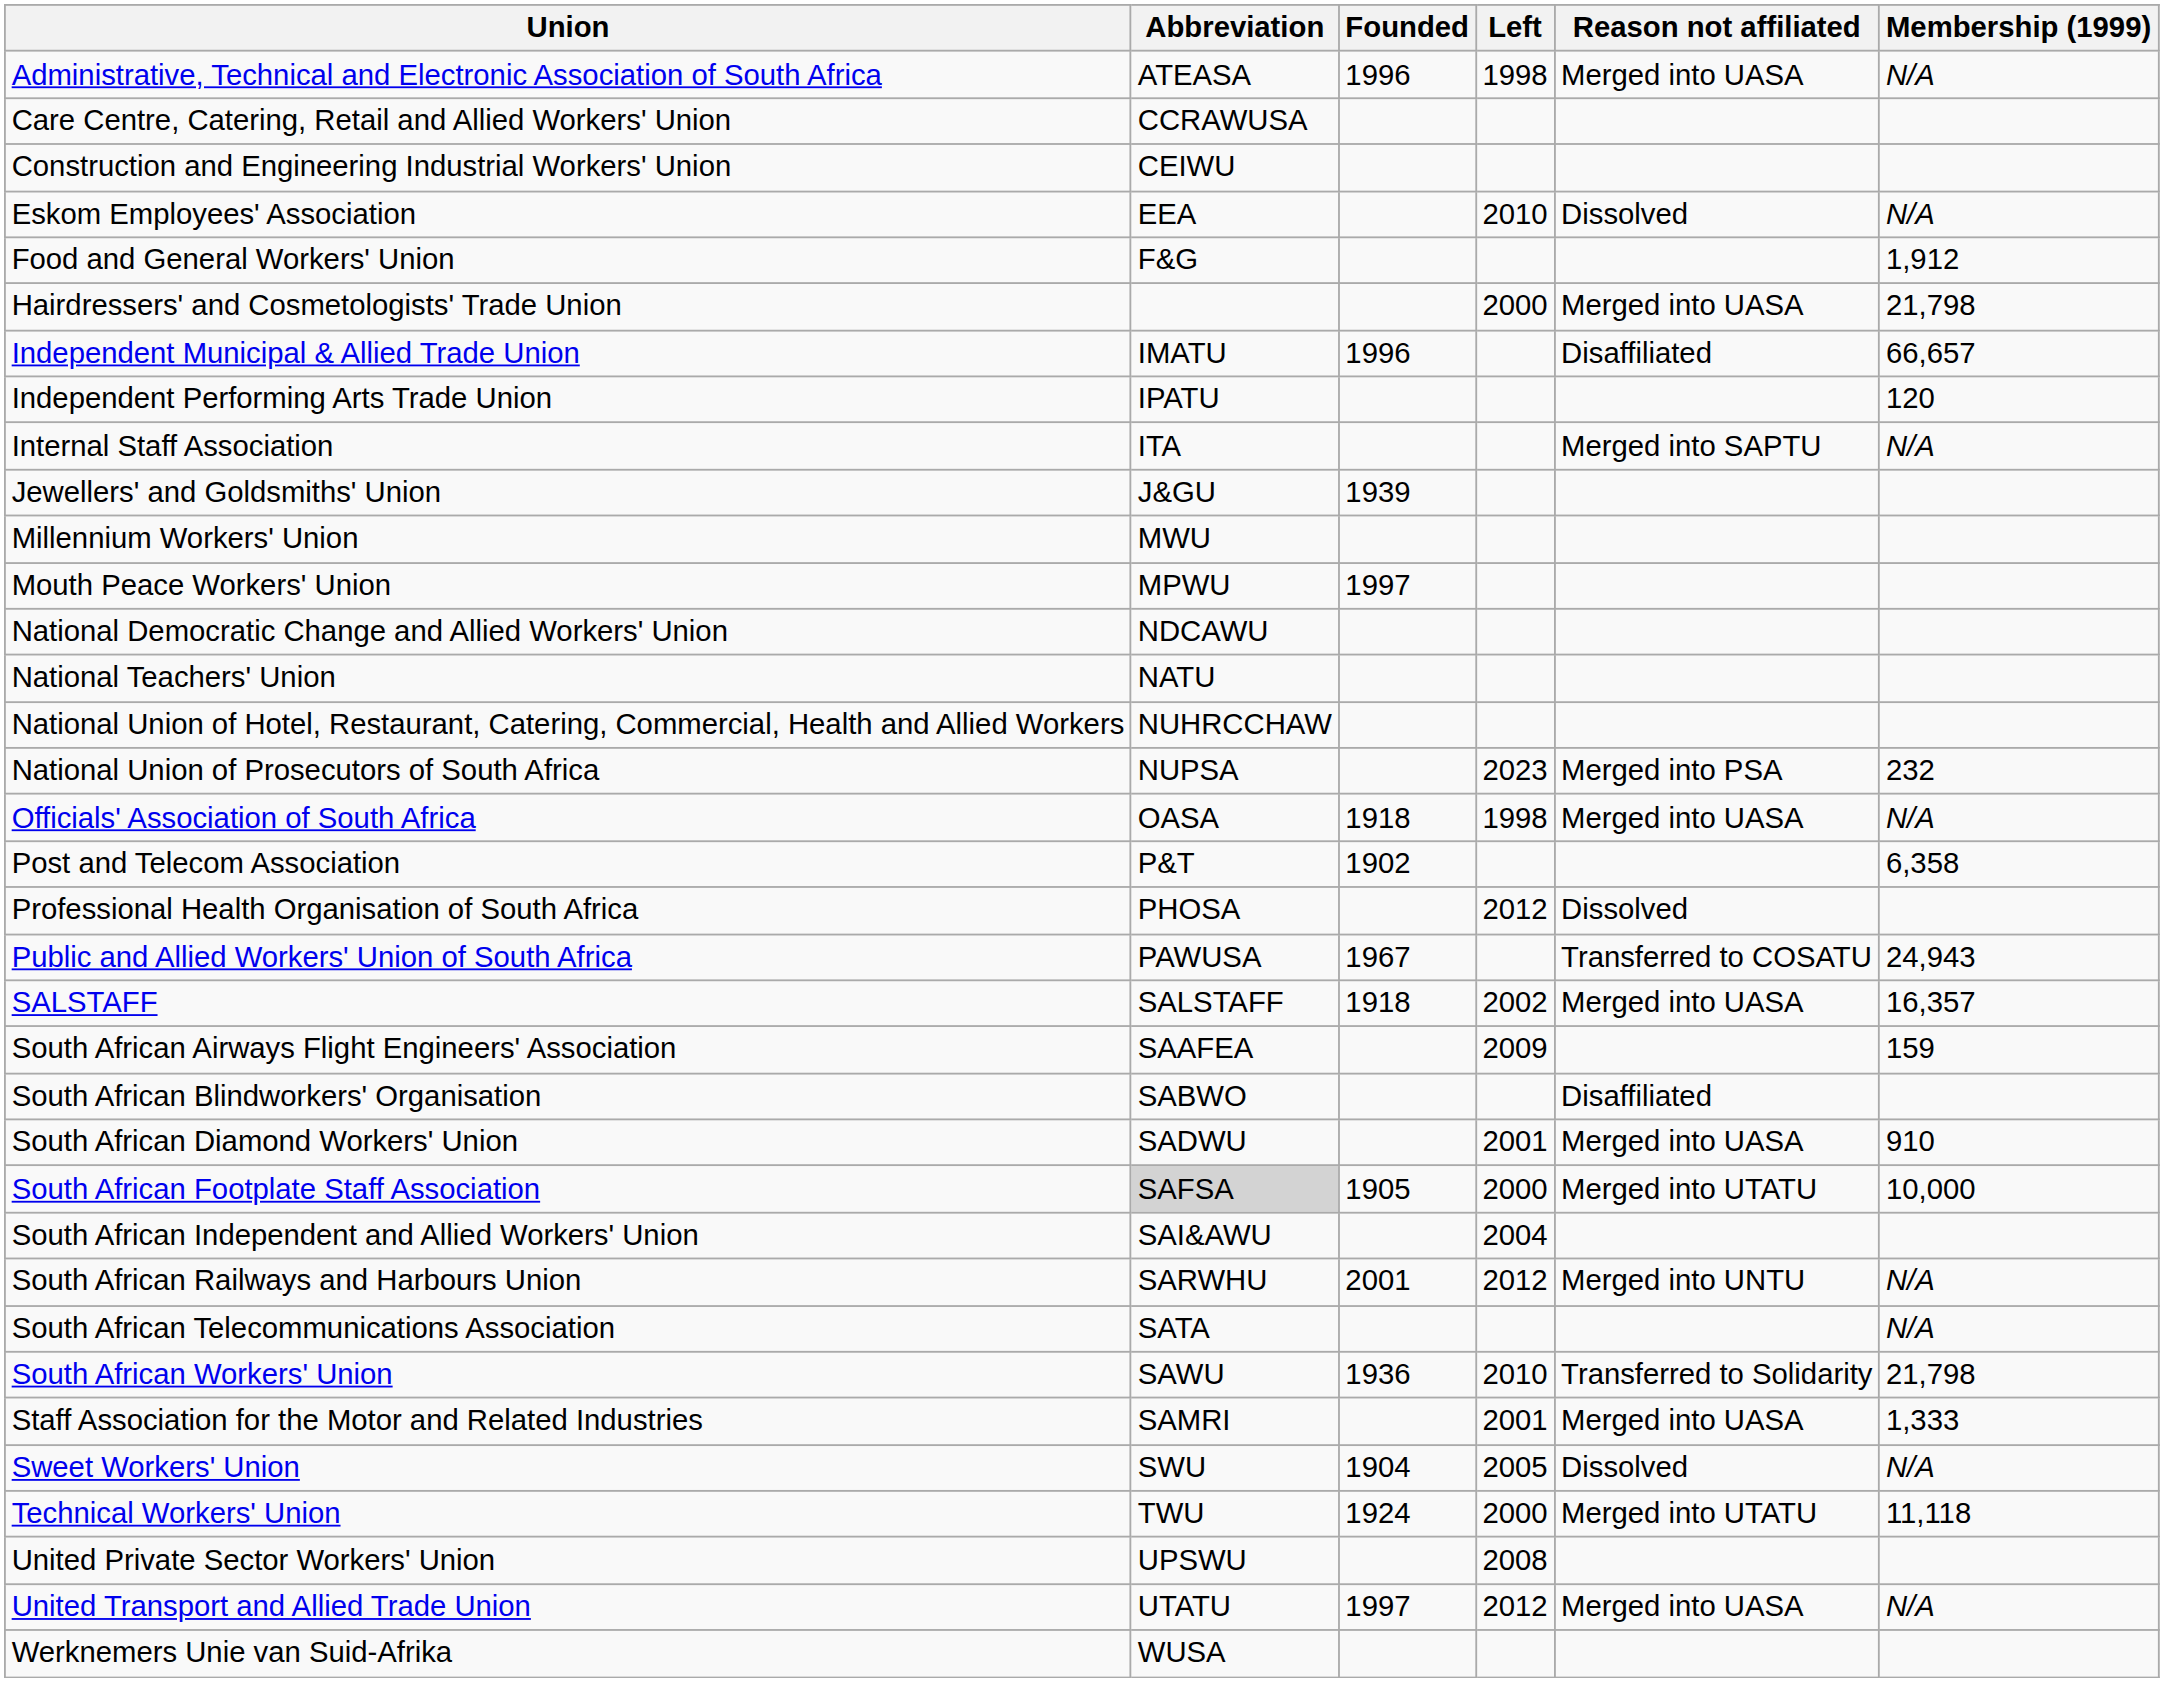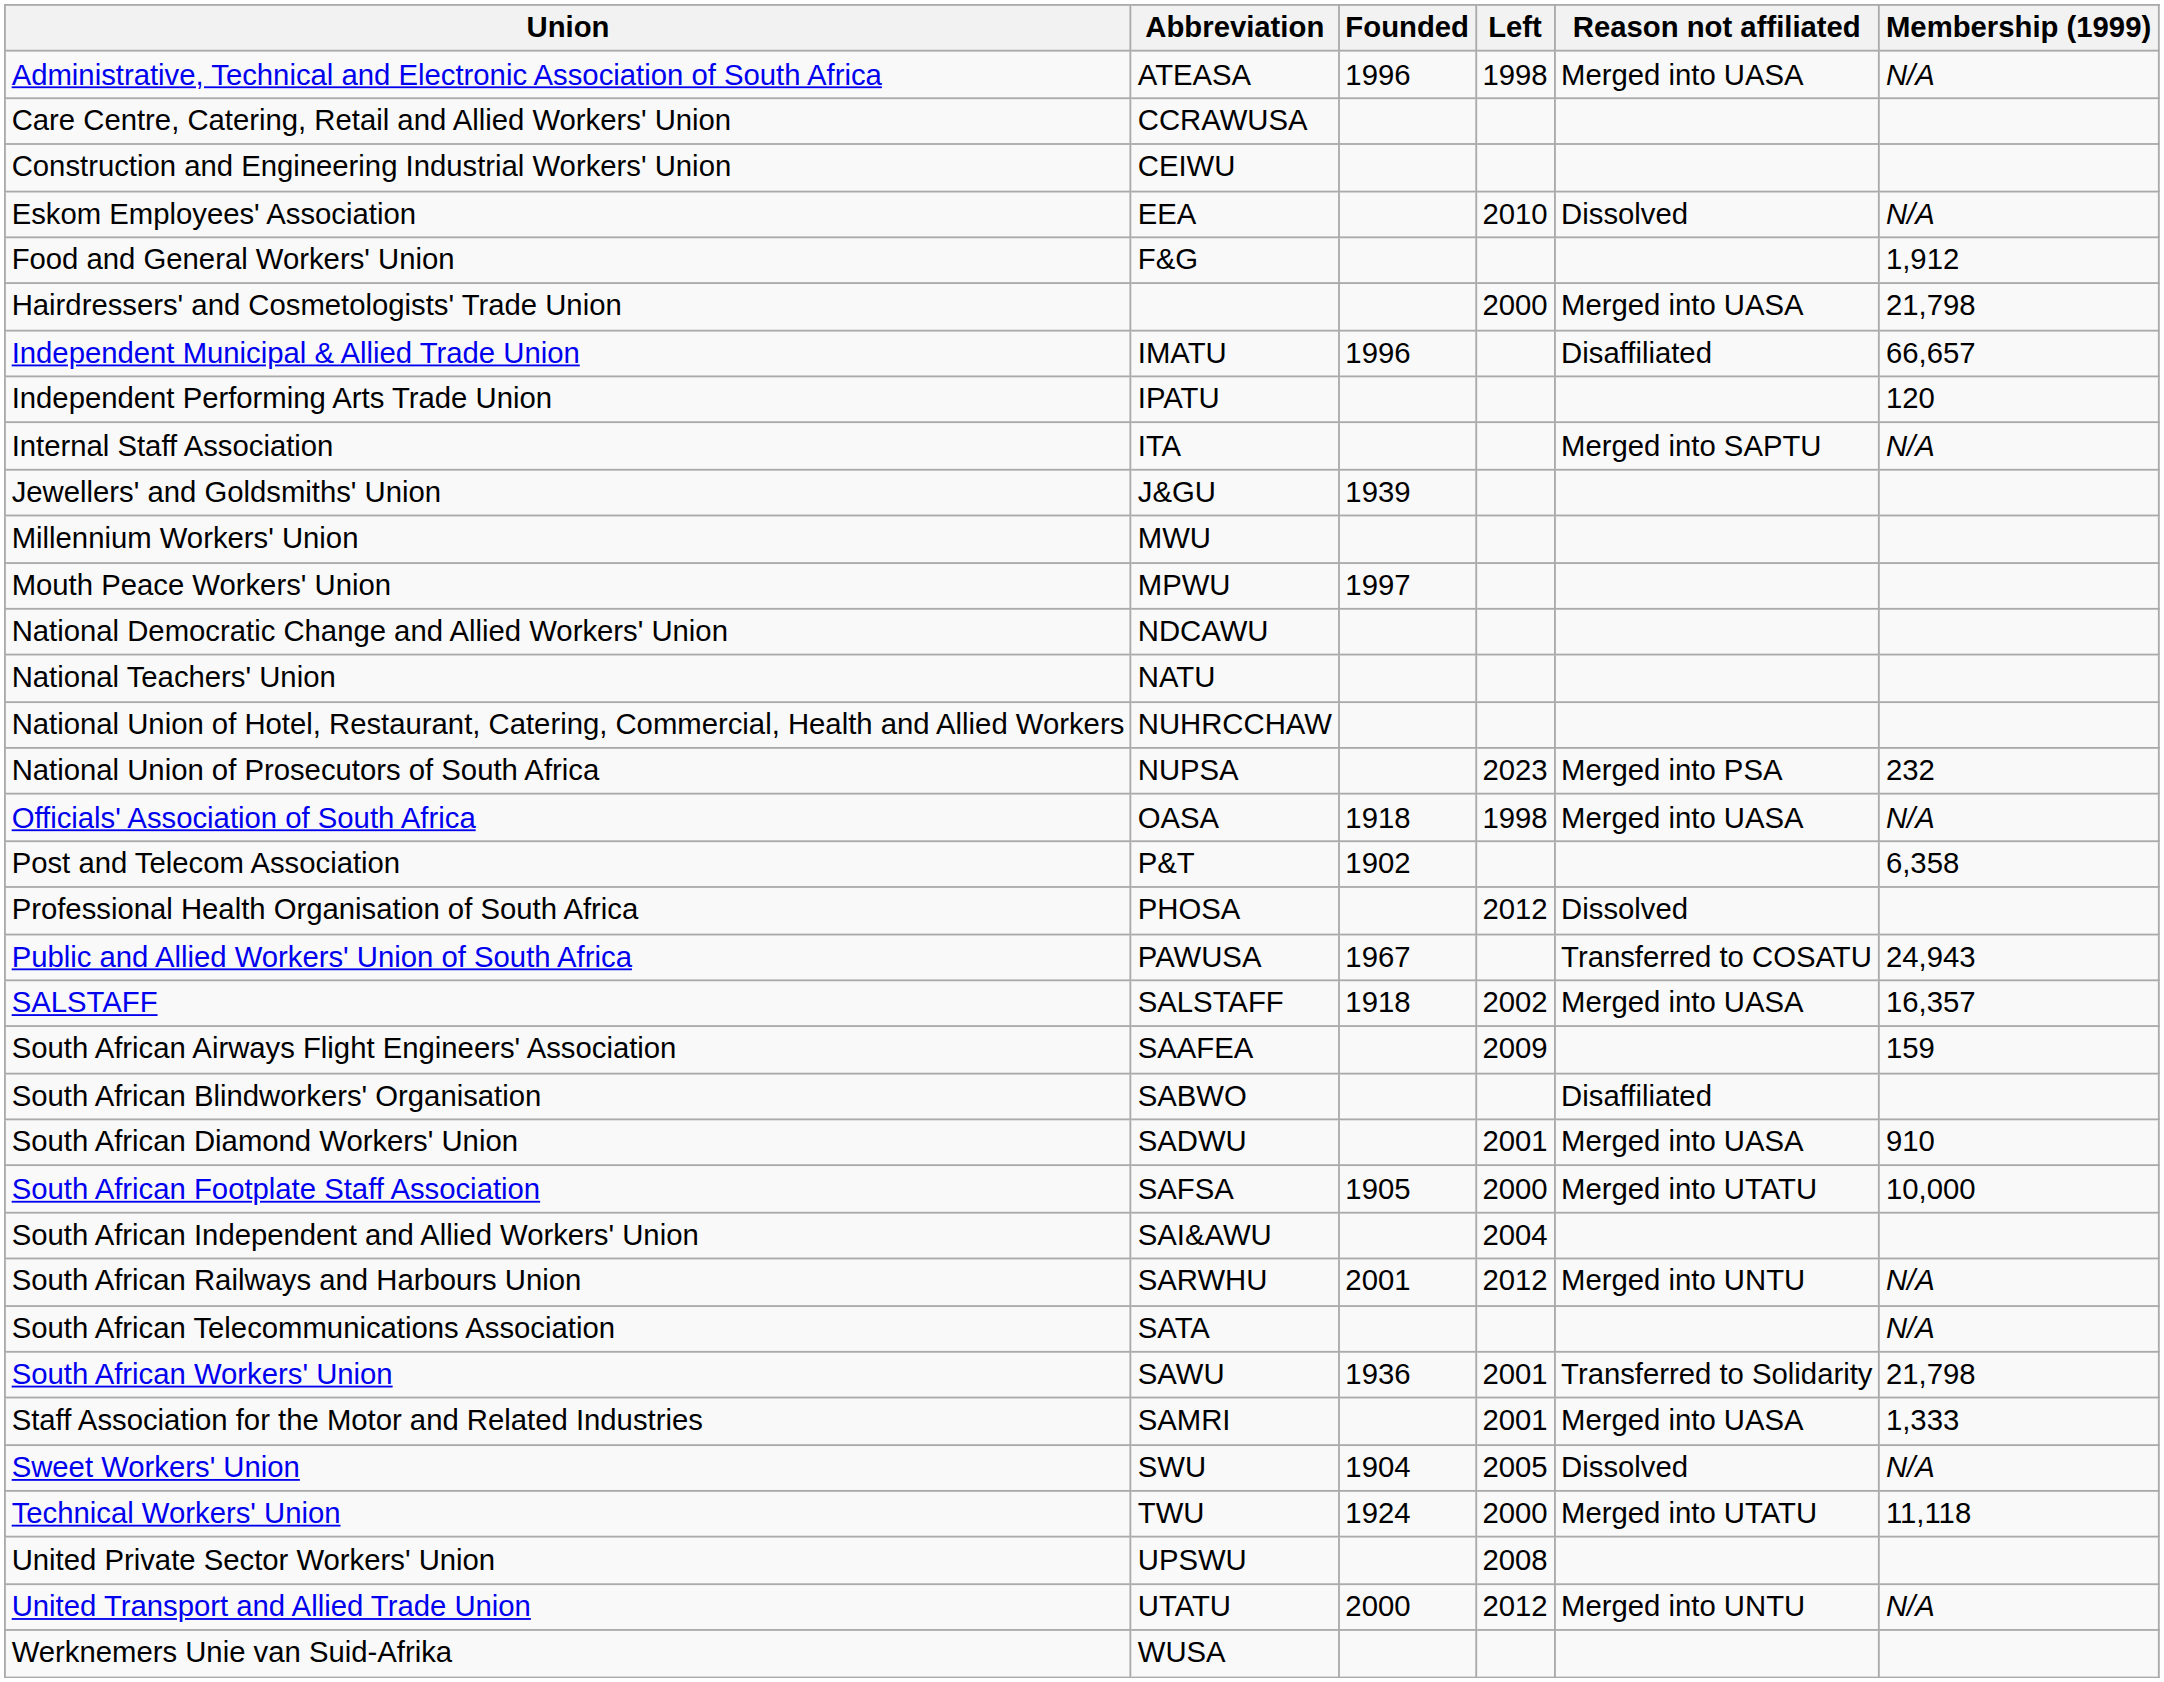(1186, 1188) lightgrey background -> (1186, 1188) no background
(1515, 1374) 2010 -> (1515, 1374) 2001
(1378, 1606) 1997 -> (1378, 1606) 2000
(1682, 1606) Merged into UASA -> (1683, 1606) Merged into UNTU
